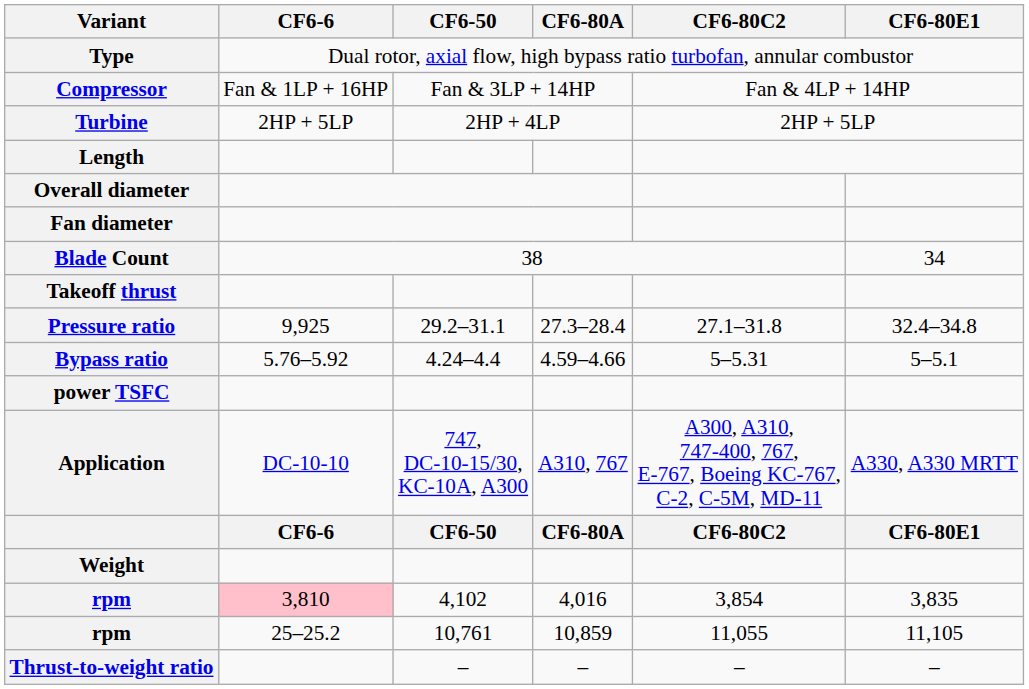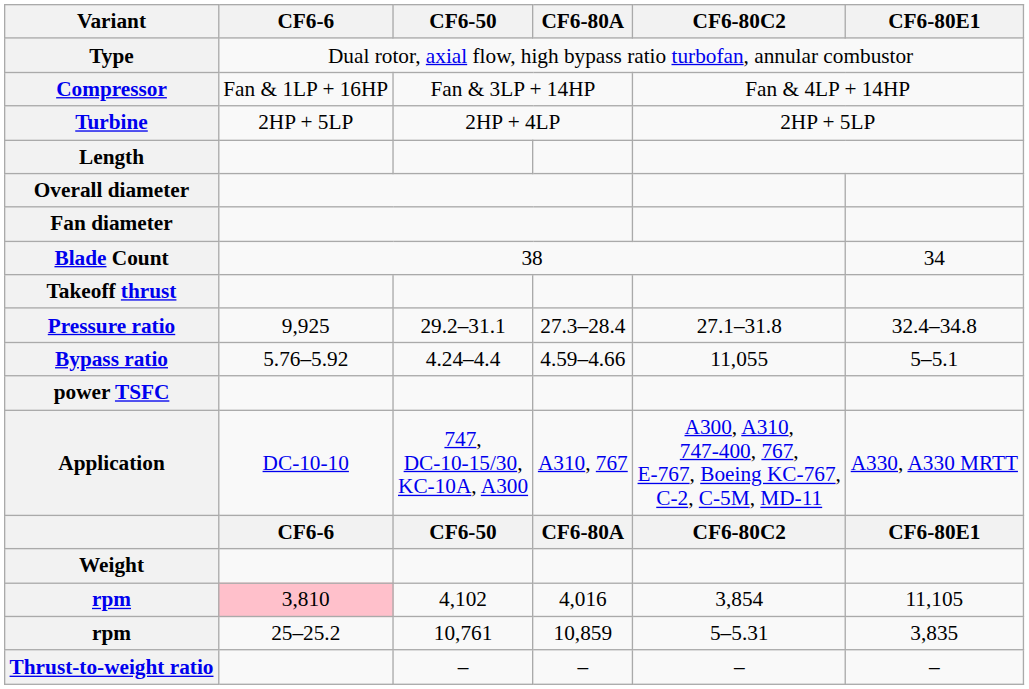(739, 358) 5–5.31 -> (739, 358) 11,055
(934, 599) 3,835 -> (934, 599) 11,105
(739, 633) 11,055 -> (739, 633) 5–5.31
(934, 633) 11,105 -> (934, 633) 3,835
